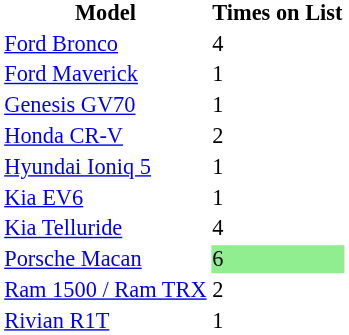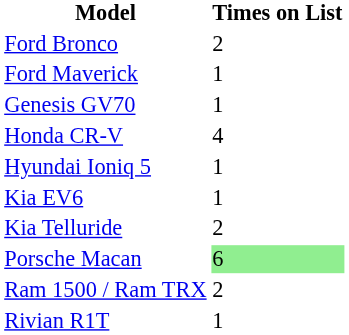(218, 43) 4 -> (218, 43) 2
(218, 135) 2 -> (218, 135) 4
(218, 228) 4 -> (218, 228) 2
